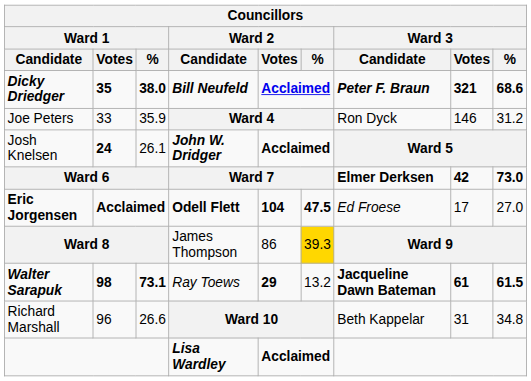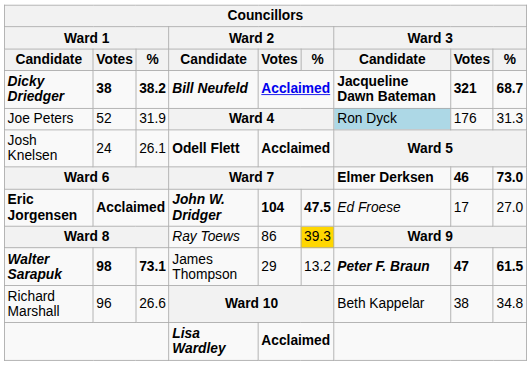(104, 89) 35 -> (104, 89) 38
(153, 89) 38.0 -> (153, 89) 38.2
(384, 89) Peter F. Braun -> (387, 89) Jacqueline Dawn Bateman
(510, 89) 68.6 -> (510, 89) 68.7
(104, 118) 33 -> (104, 118) 52
(153, 118) 35.9 -> (153, 118) 31.9
(367, 118) no background -> (367, 118) lightblue background
(465, 118) 146 -> (465, 118) 176
(510, 118) 31.2 -> (510, 118) 31.3
(104, 148) bold -> (104, 148) normal
(198, 148) John W. Dridger -> (206, 148) Odell Flett
(461, 178) 42 -> (461, 178) 46
(206, 207) Odell Flett -> (198, 207) John W. Dridger
(205, 244) James Thompson -> (206, 237) Ray Toews
(206, 282) Ray Toews -> (205, 266) James Thompson
(269, 282) bold -> (269, 266) normal
(387, 282) Jacqueline Dawn Bateman -> (384, 266) Peter F. Braun
(461, 282) 61 -> (461, 266) 47
(461, 319) 31 -> (461, 304) 38
